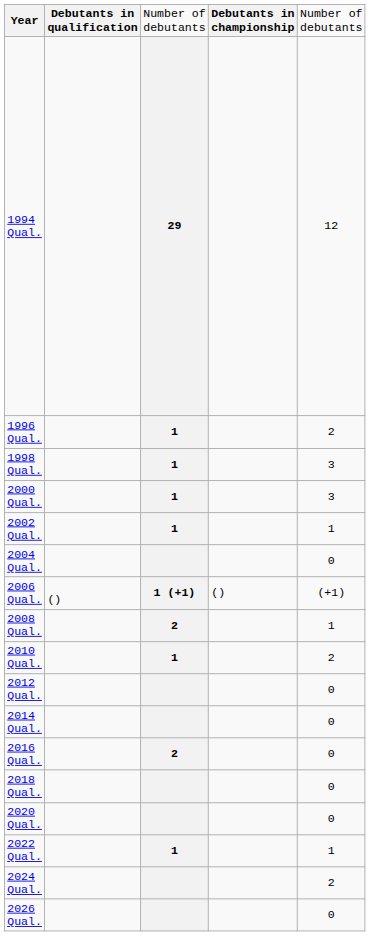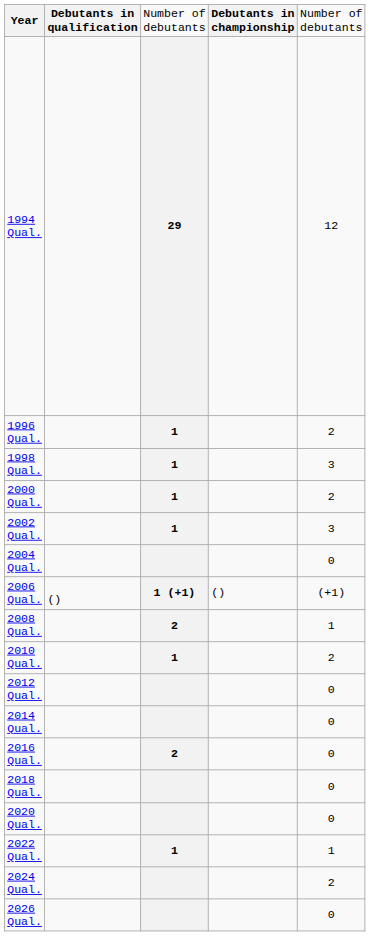(331, 496) 3 -> (331, 496) 2
(331, 529) 1 -> (331, 529) 3
